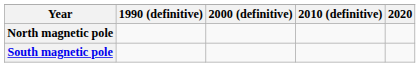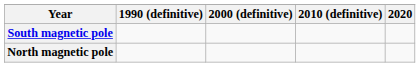rows swapped: (60, 33) <-> (60, 52)
